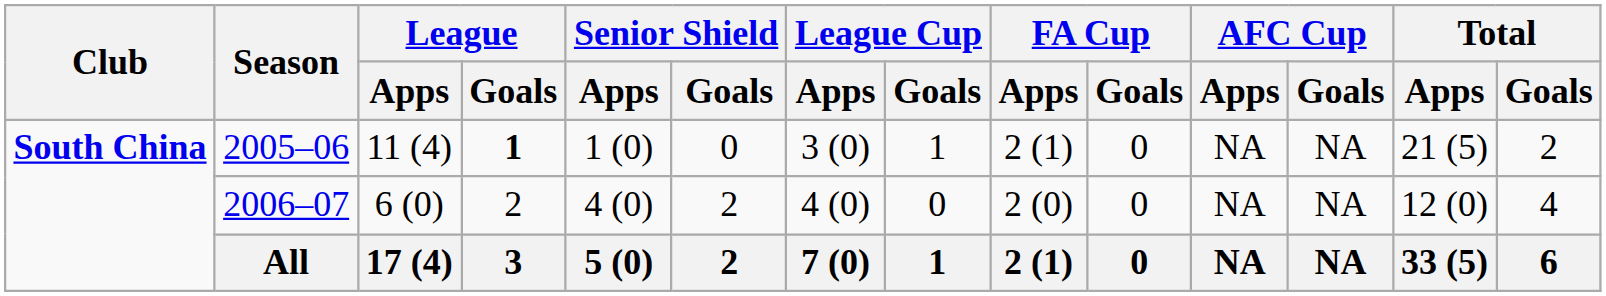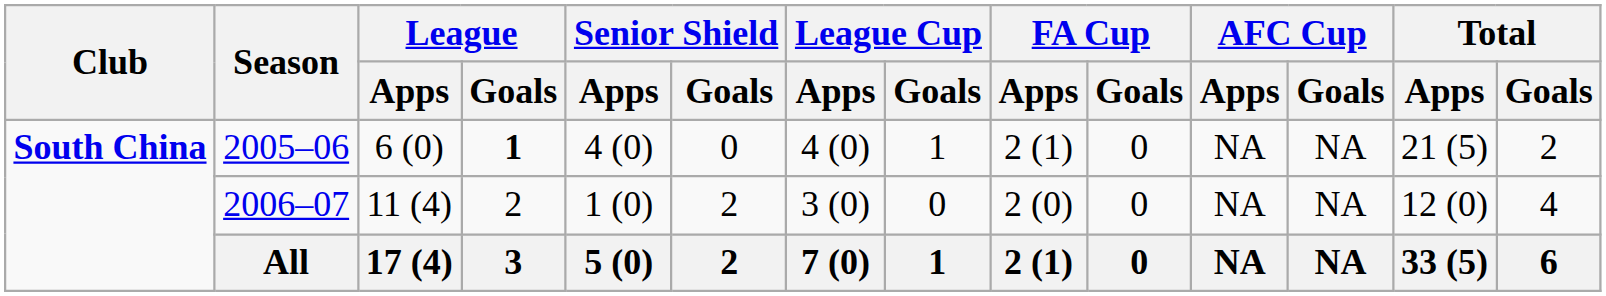(409, 147) 11 (4) -> (409, 147) 6 (0)
(619, 147) 1 (0) -> (619, 147) 4 (0)
(835, 147) 3 (0) -> (835, 147) 4 (0)
(409, 204) 6 (0) -> (409, 204) 11 (4)
(619, 204) 4 (0) -> (619, 204) 1 (0)
(835, 204) 4 (0) -> (835, 204) 3 (0)
